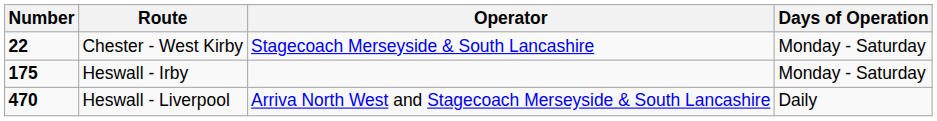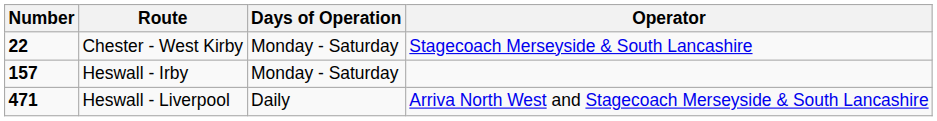columns swapped: (511, 18) <-> (854, 18)
(23, 73) 175 -> (23, 73) 157
(23, 101) 470 -> (23, 101) 471
